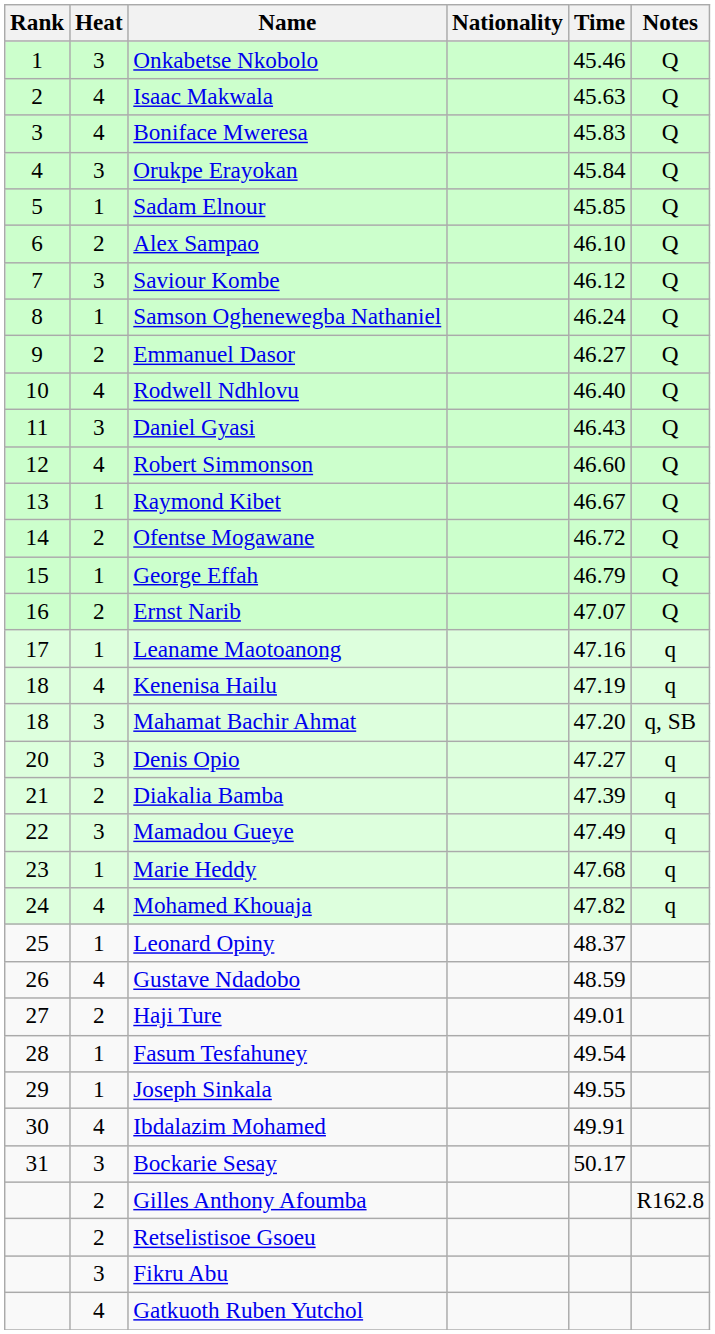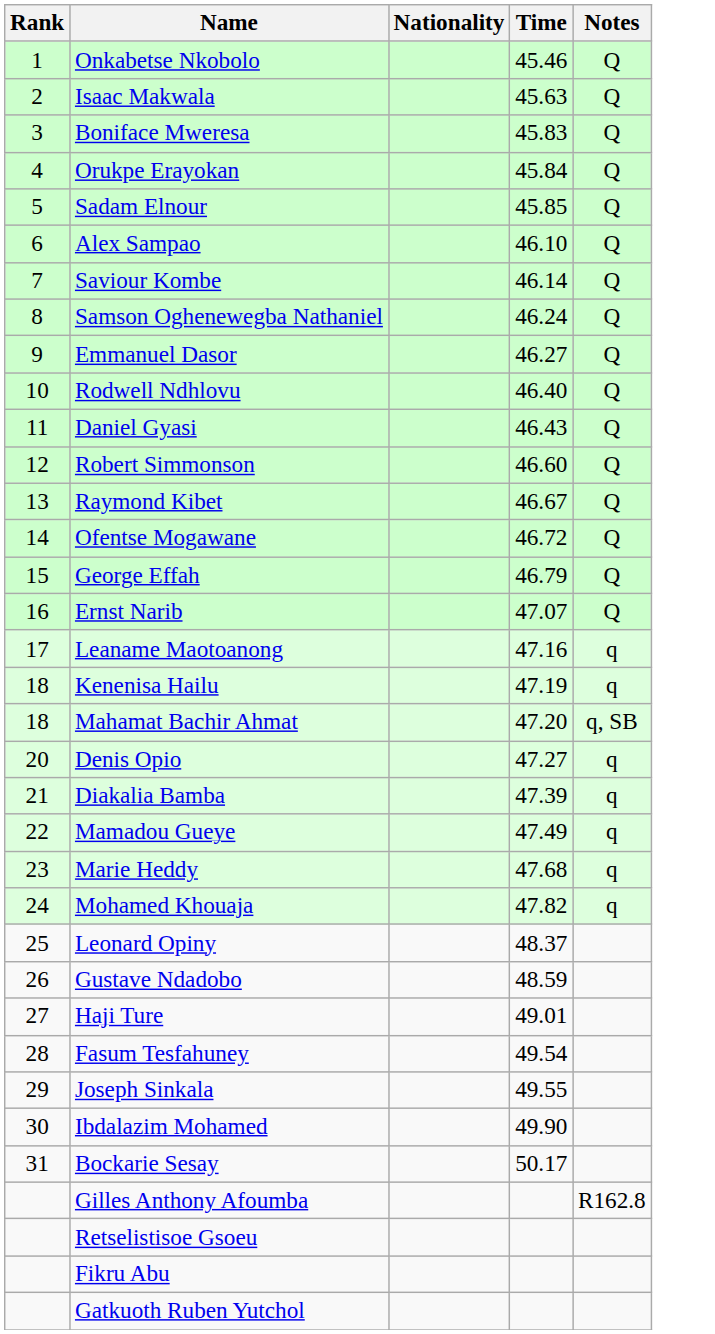- column: (99, 22)
(600, 280) 46.12 -> (541, 280) 46.14
(600, 1126) 49.91 -> (541, 1126) 49.90
